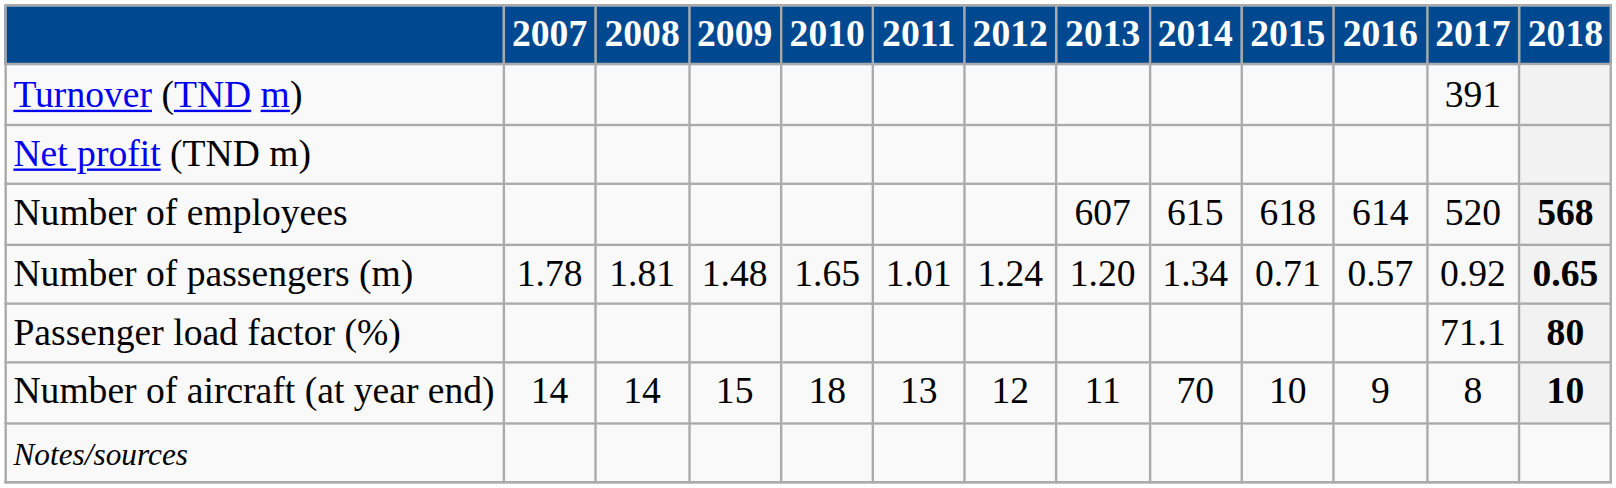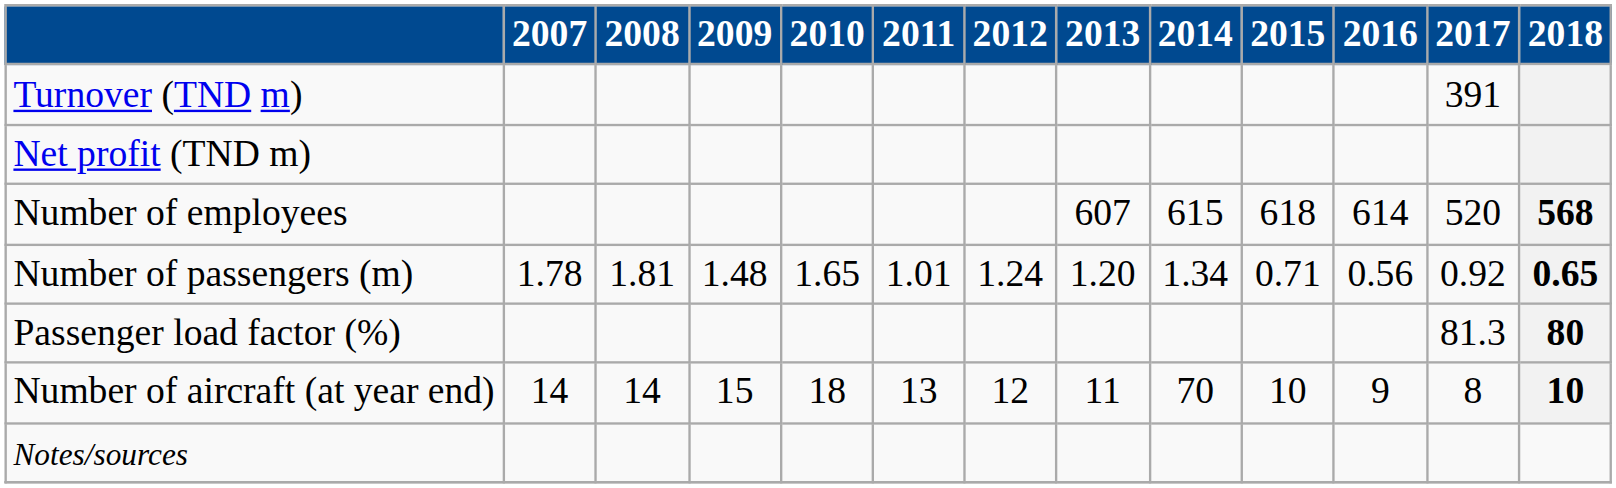(1380, 272) 0.57 -> (1380, 272) 0.56
(1473, 332) 71.1 -> (1473, 332) 81.3
